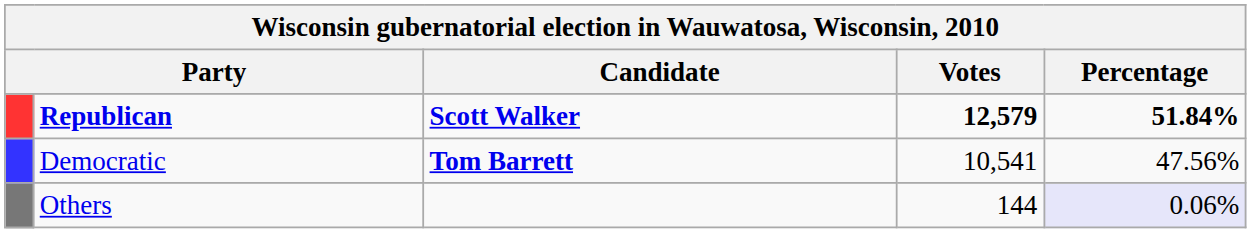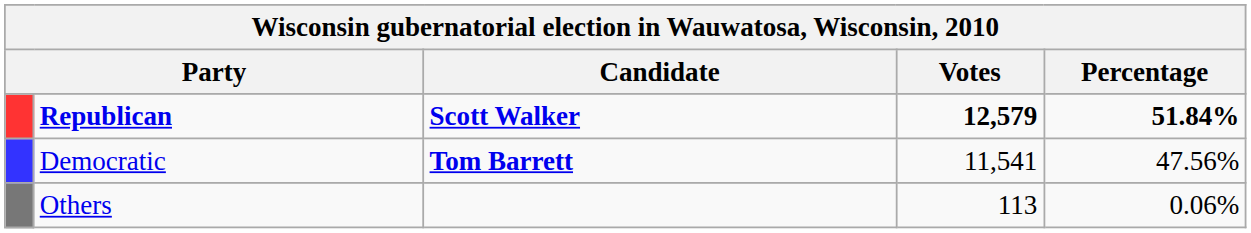(1000, 160) 10,541 -> (1001, 160) 11,541
(1017, 205) 144 -> (1018, 205) 113
(1204, 205) lavender background -> (1204, 205) no background
